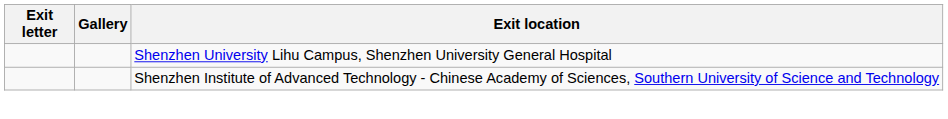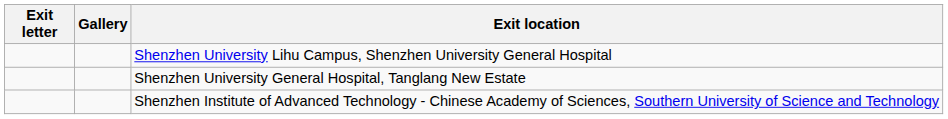+ row: (330, 78)
